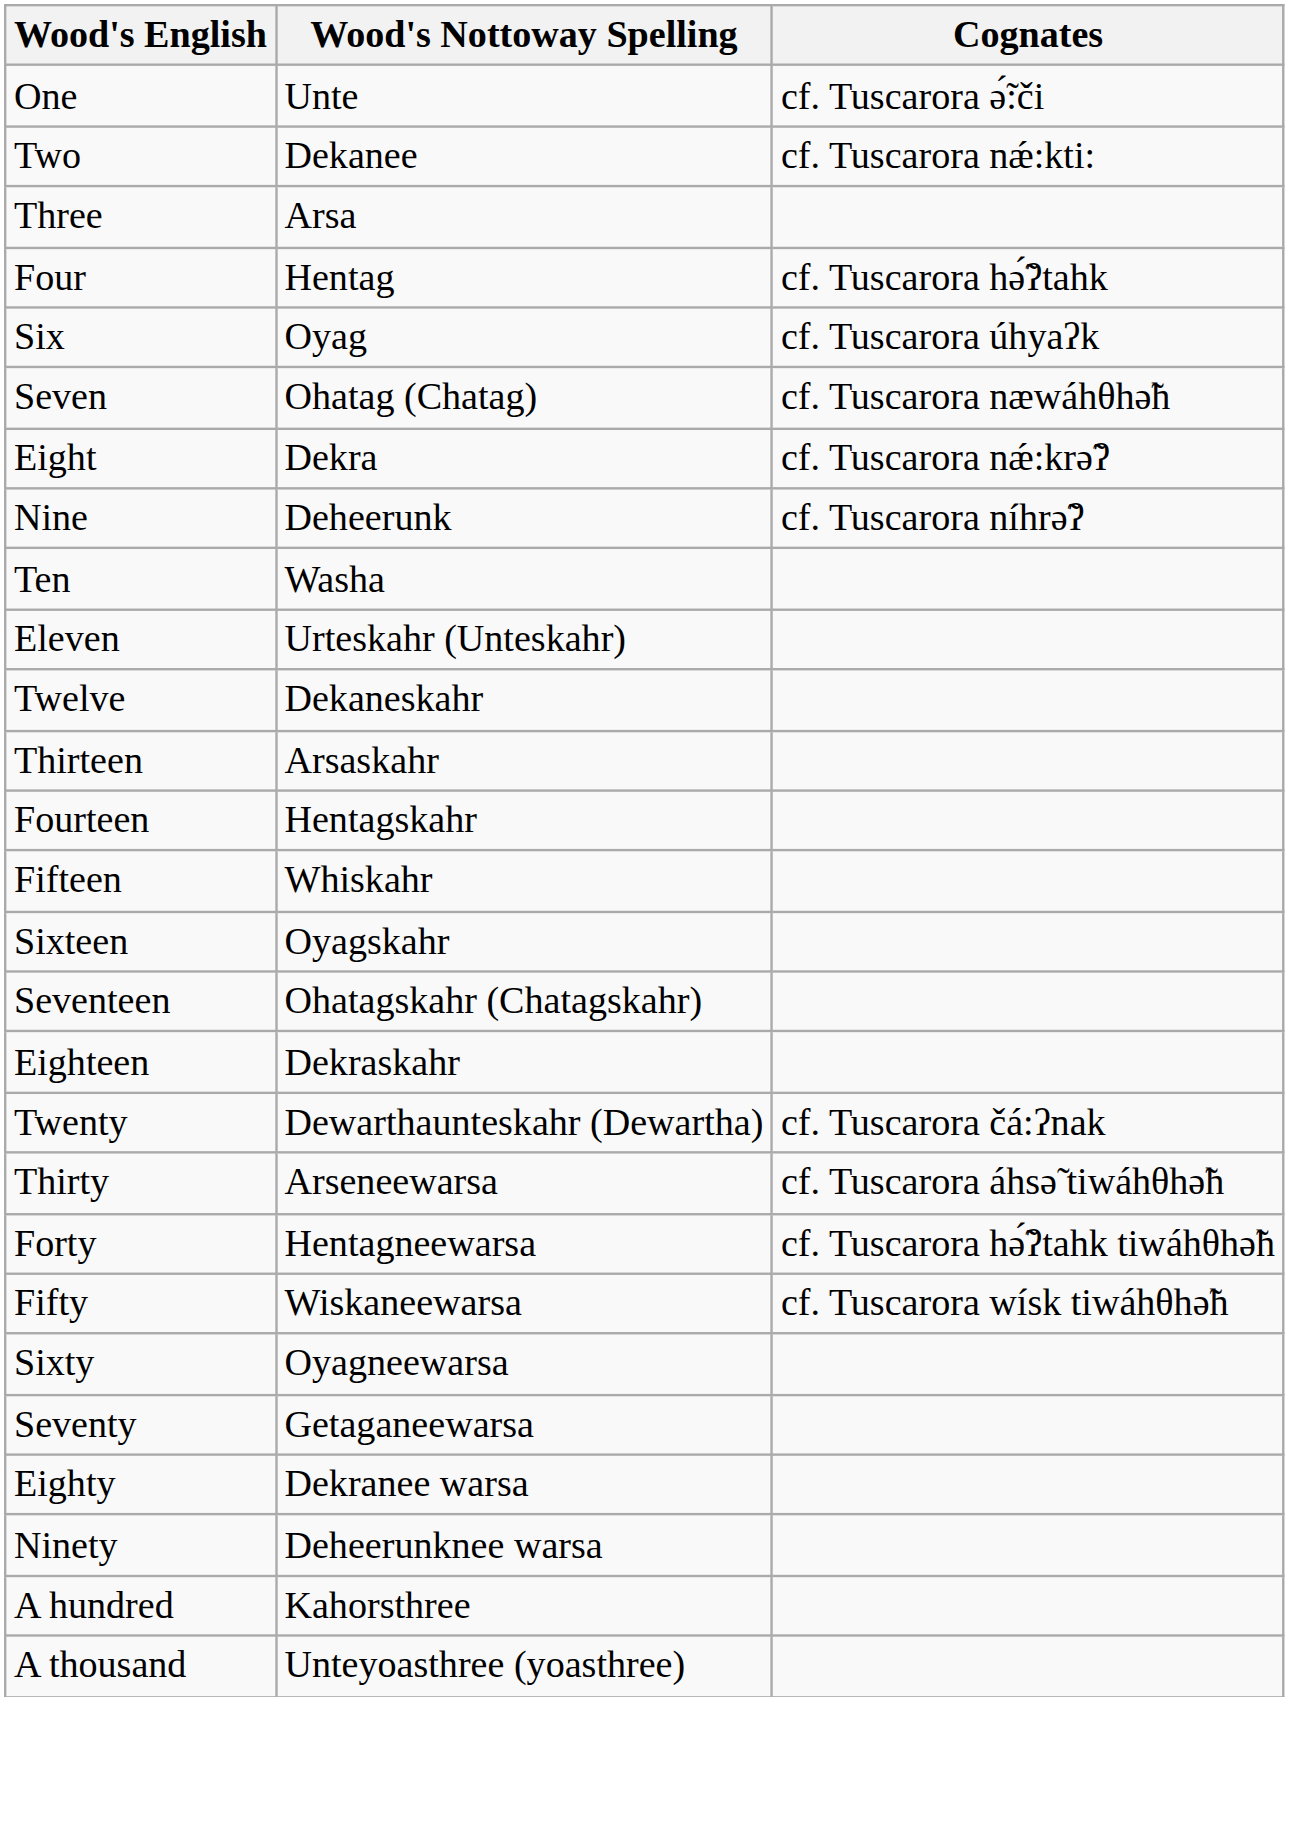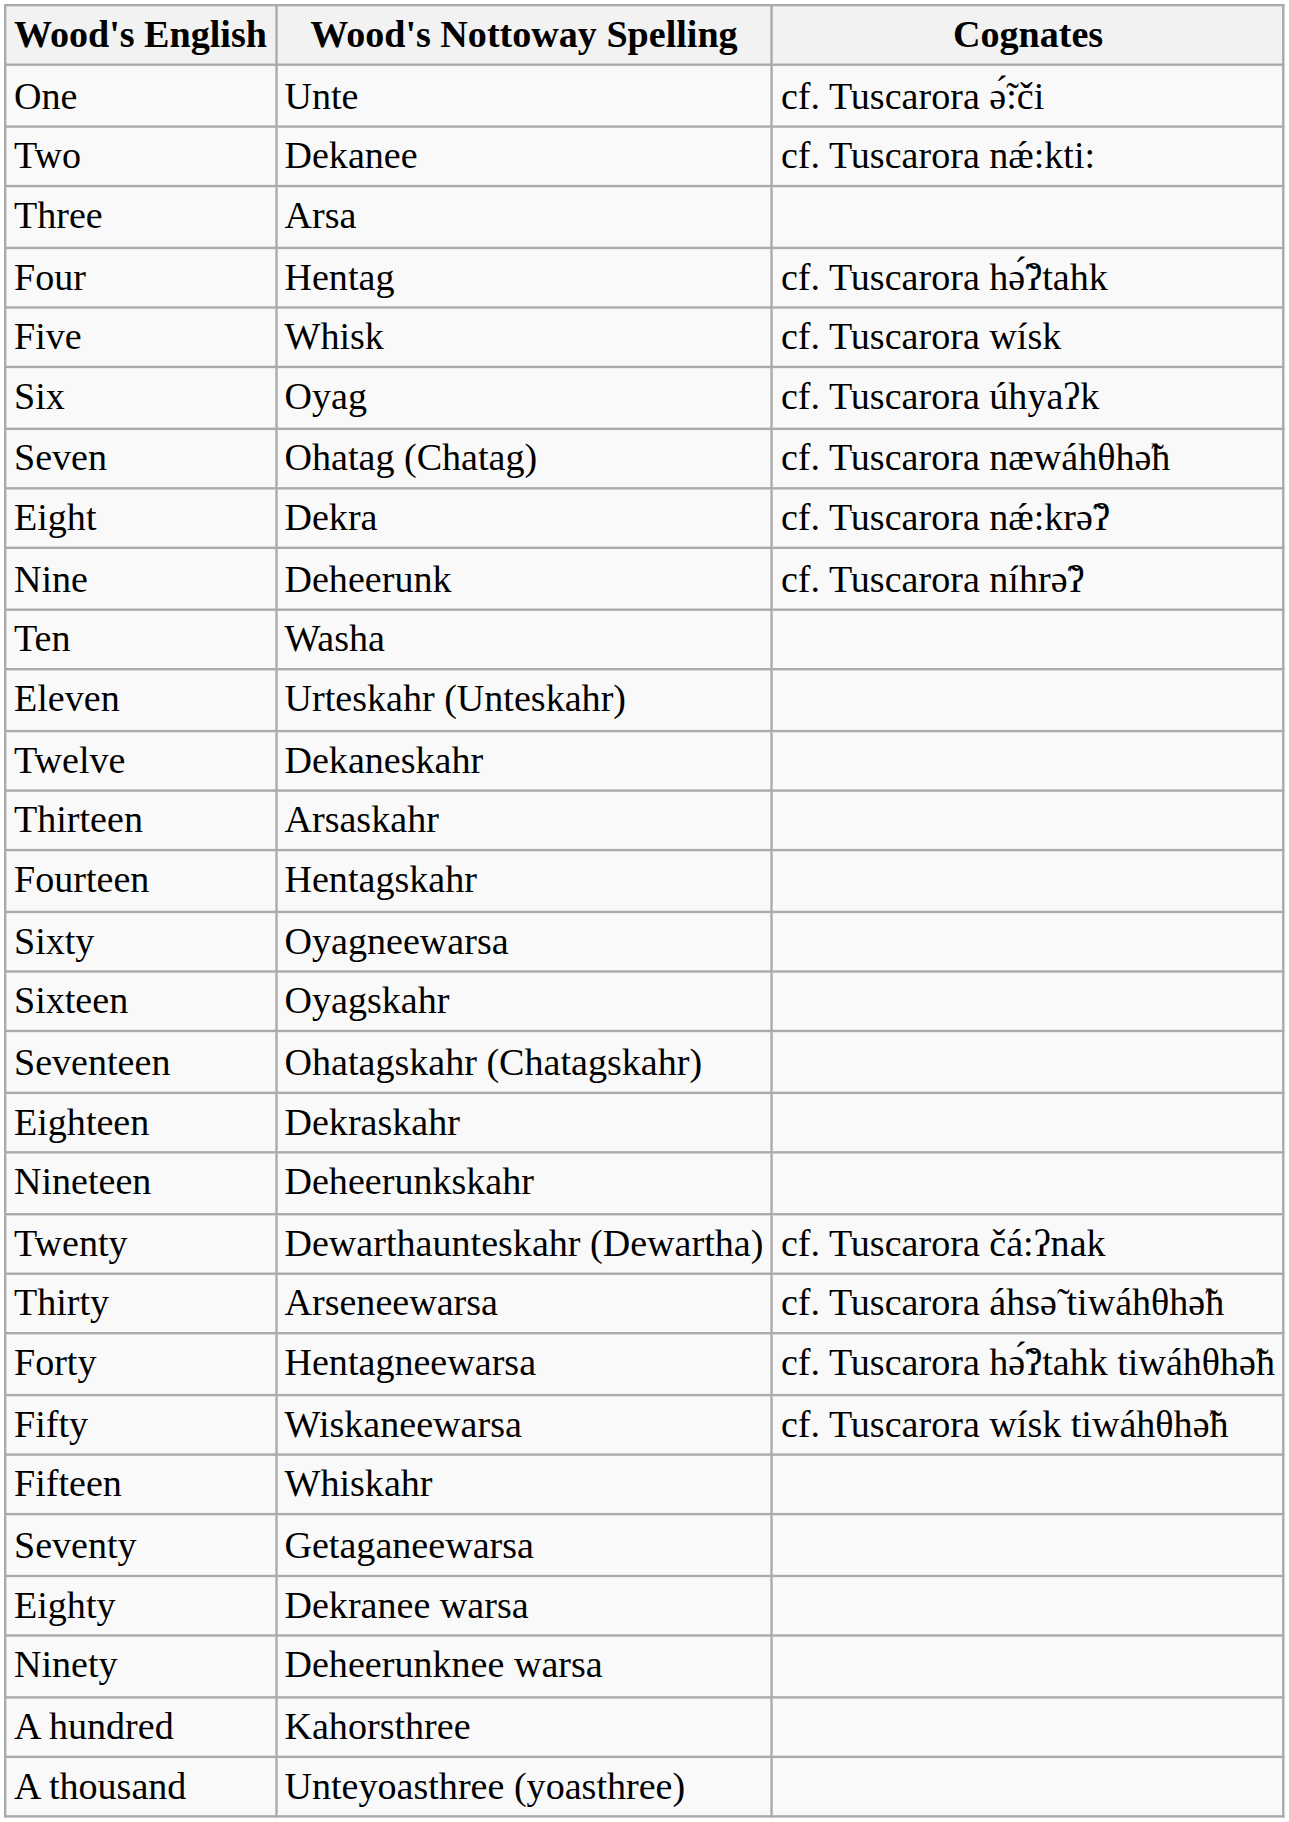+ row: (48, 336)
rows swapped: (68, 880) <-> (54, 1363)
+ row: (83, 1182)
